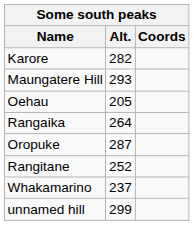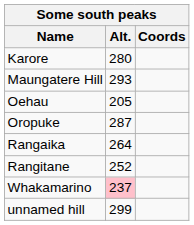(120, 58) 282 -> (120, 58) 280
rows swapped: (34, 144) <-> (36, 123)
(120, 187) no background -> (120, 187) pink background
